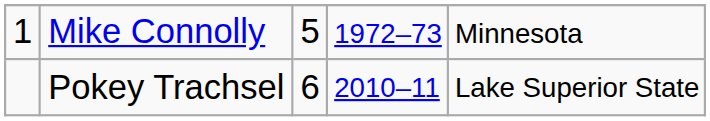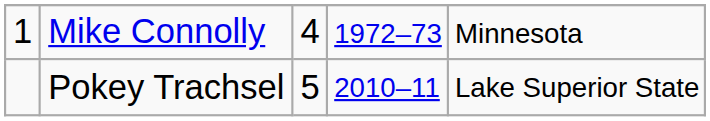(310, 31) 5 -> (310, 31) 4
(310, 86) 6 -> (310, 86) 5
